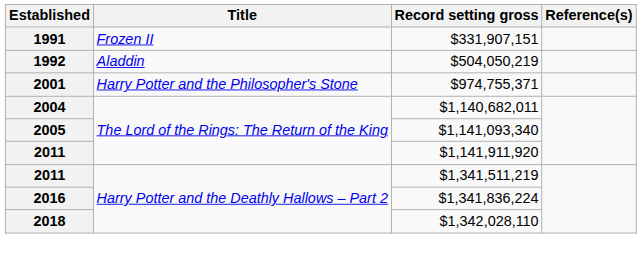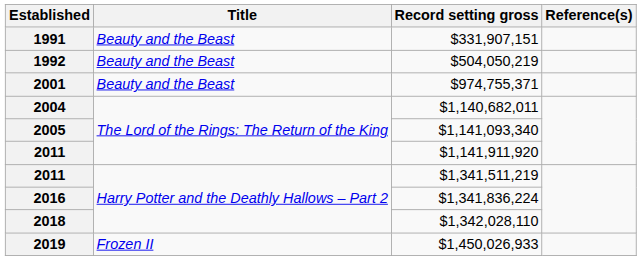(125, 38) Frozen II -> (165, 38) Beauty and the Beast
(121, 61) Aladdin -> (165, 61) Beauty and the Beast
(227, 84) Harry Potter and the Philosopher's Stone -> (165, 84) Beauty and the Beast
+ row: (50, 244)
